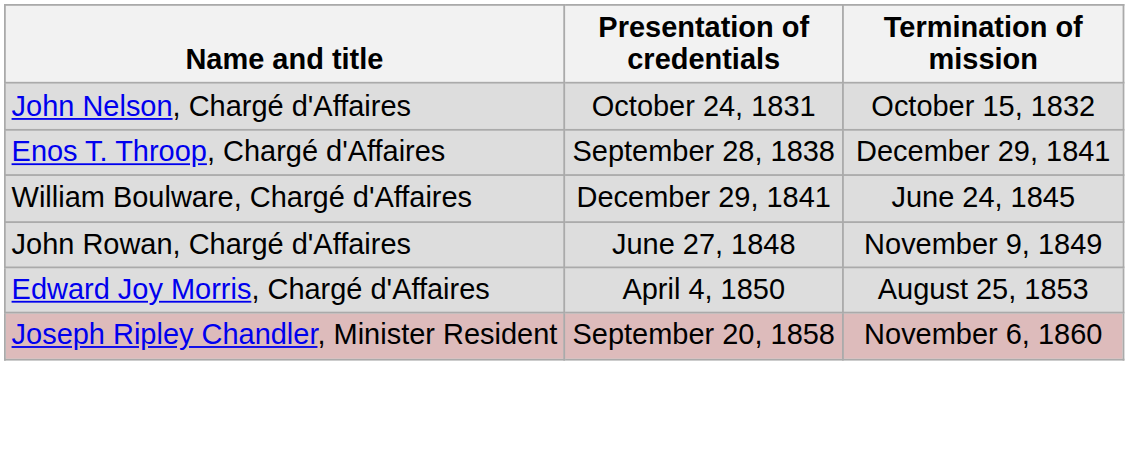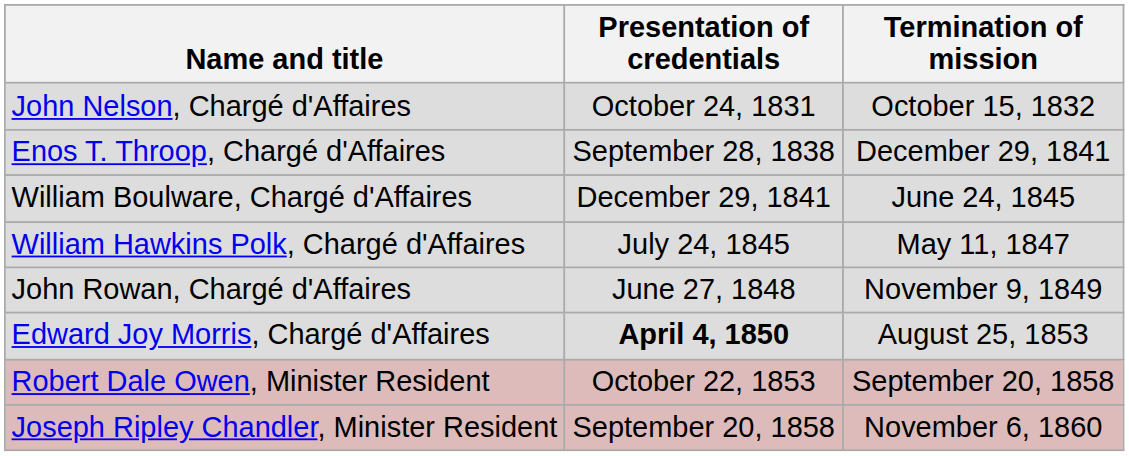+ row: (268, 243)
(704, 289) normal -> (704, 335) bold
+ row: (251, 381)
